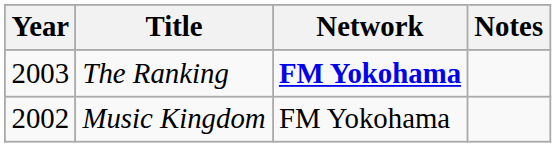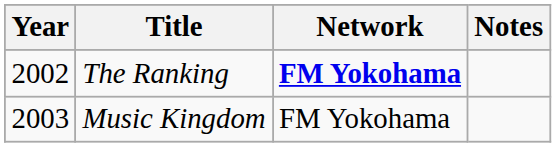(40, 73) 2003 -> (40, 73) 2002
(40, 118) 2002 -> (40, 118) 2003
